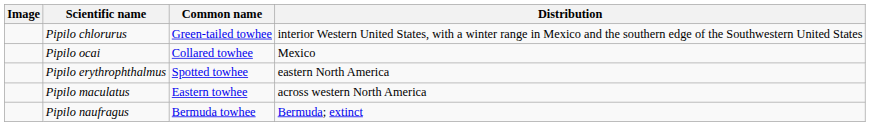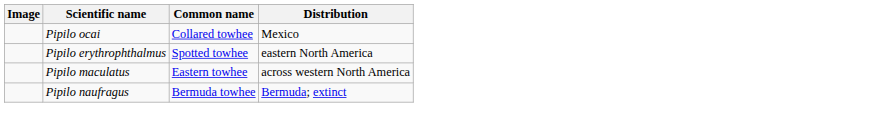- row: (86, 33)
